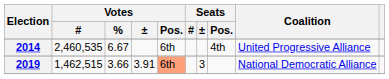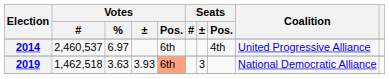(78, 47) 2,460,535 -> (78, 47) 2,460,537
(118, 47) 6.67 -> (118, 47) 6.97
(78, 64) 1,462,515 -> (78, 64) 1,462,518
(118, 64) 3.66 -> (118, 64) 3.63
(144, 64) 3.91 -> (144, 64) 3.93
